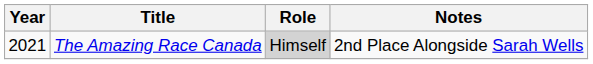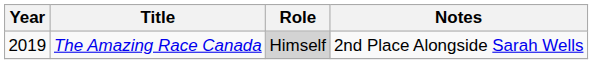(27, 44) 2021 -> (27, 44) 2019
